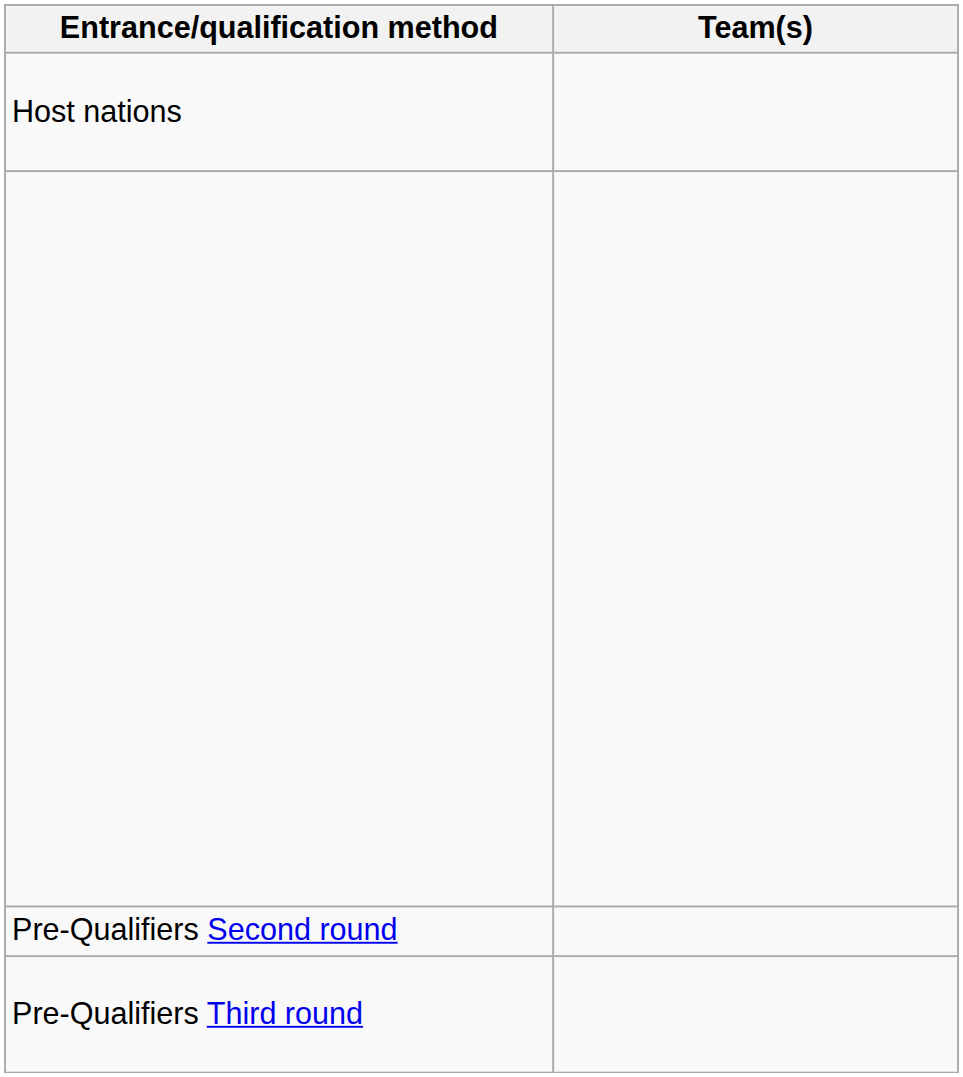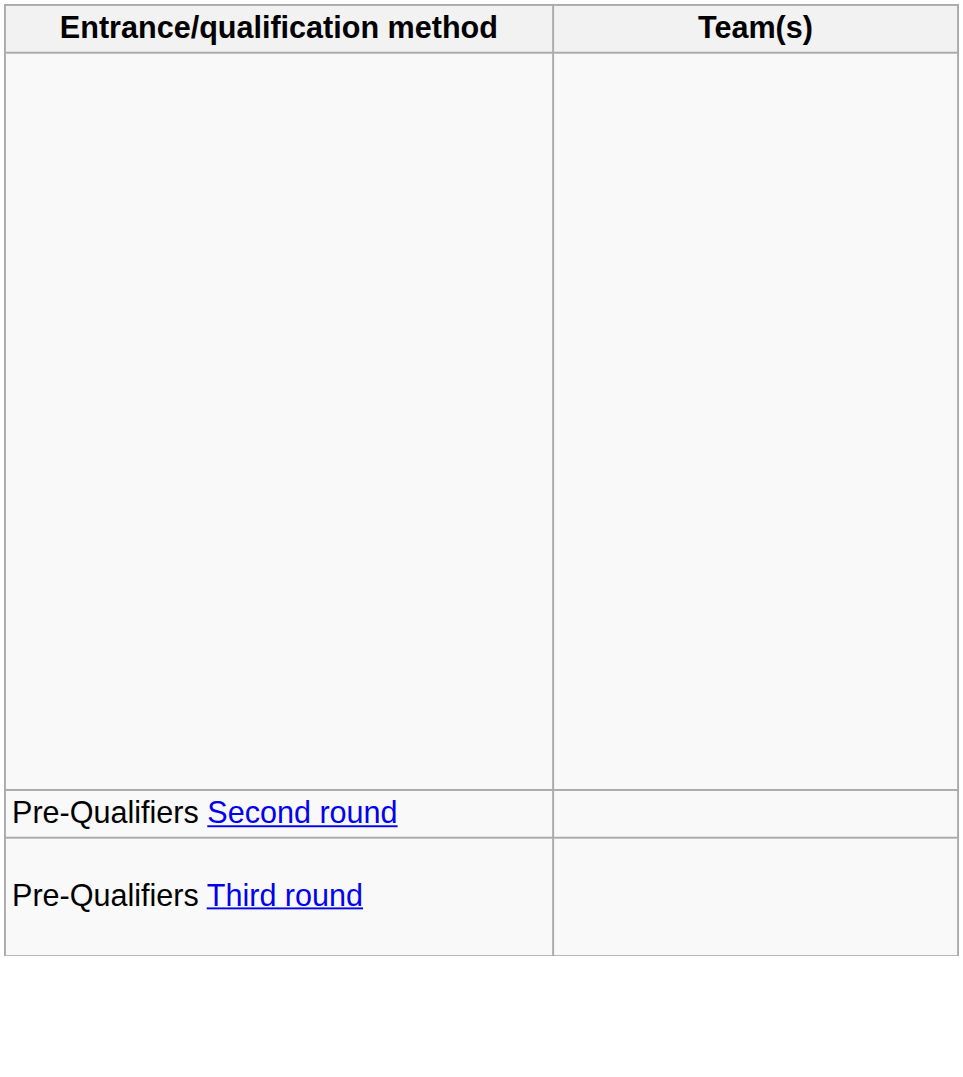- row: (97, 111)
